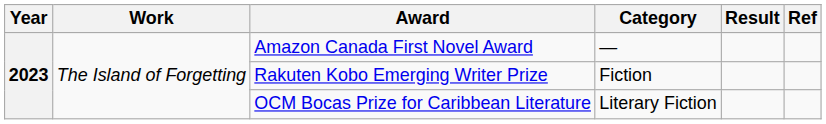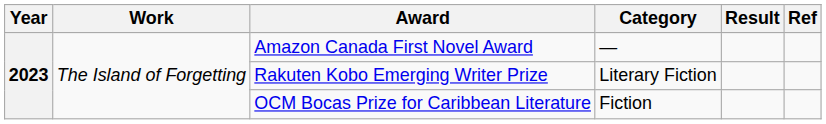(626, 75) Fiction -> (658, 75) Literary Fiction
(658, 103) Literary Fiction -> (626, 103) Fiction
